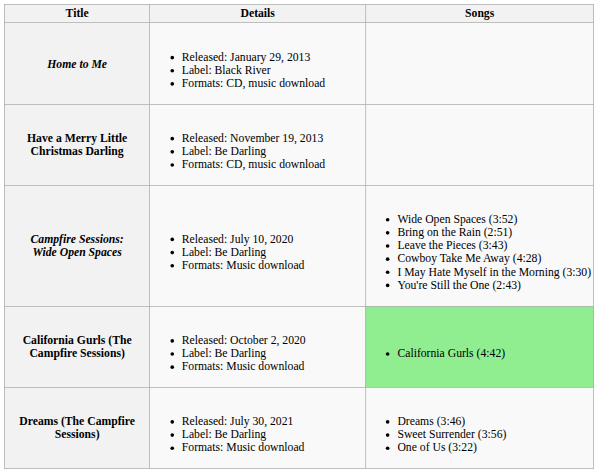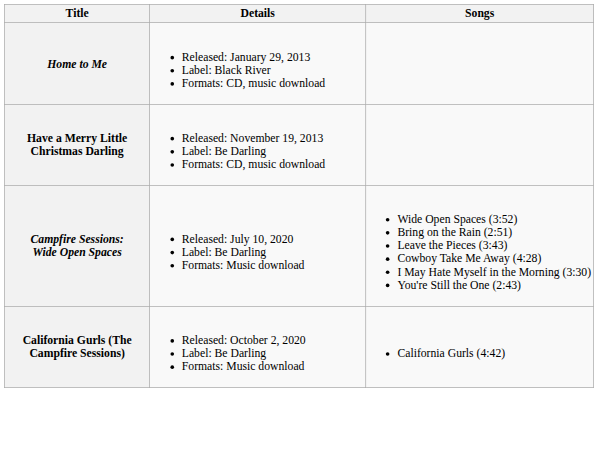(480, 353) lightgreen background -> (480, 353) no background
- row: (77, 428)
